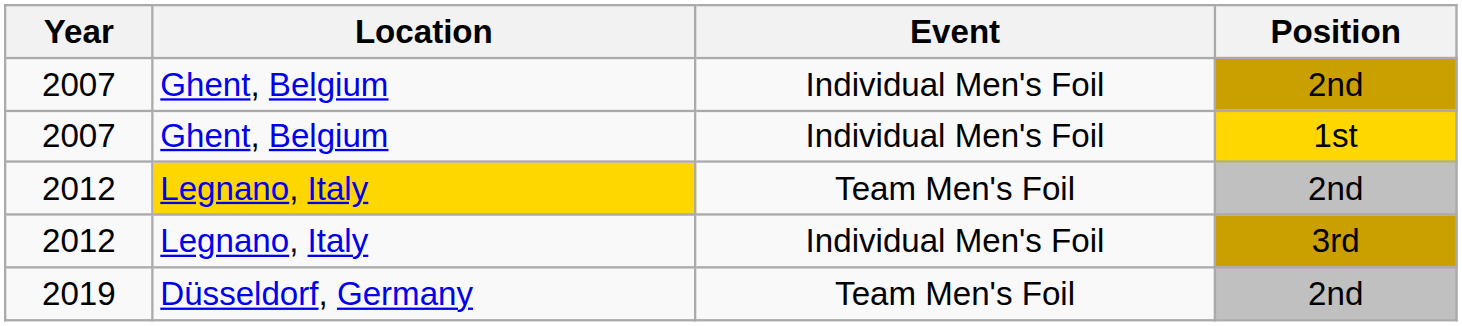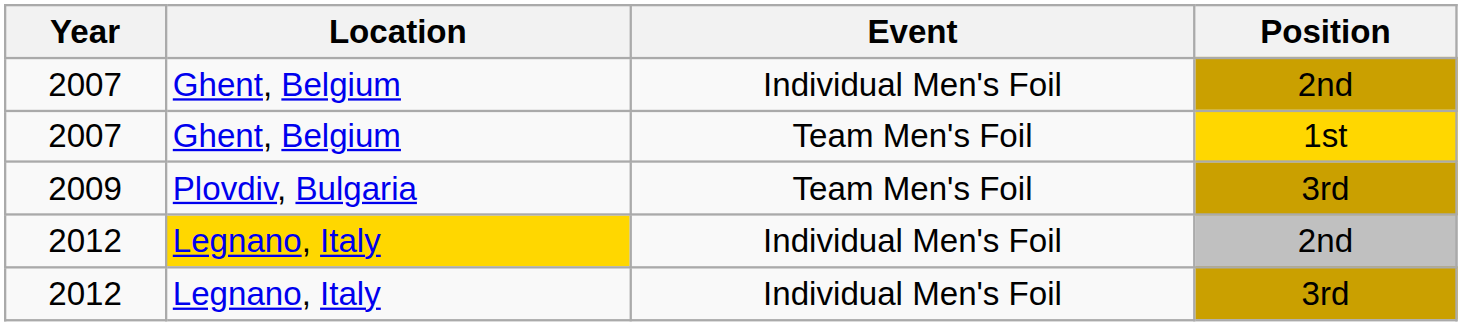(955, 136) Individual Men's Foil -> (913, 136) Team Men's Foil
+ row: (85, 189)
(955, 189) Team Men's Foil -> (913, 241) Individual Men's Foil
- row: (79, 293)
